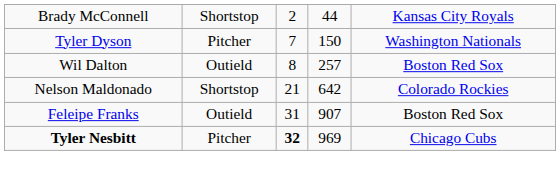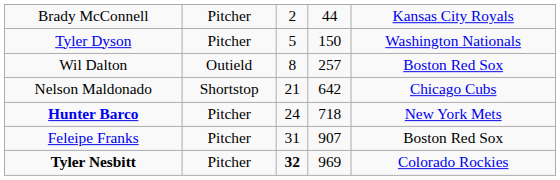(229, 16) Shortstop -> (229, 16) Pitcher
(292, 41) 7 -> (292, 41) 5
(453, 89) Colorado Rockies -> (453, 89) Chicago Cubs
+ row: (93, 114)
(229, 114) Outield -> (229, 138) Pitcher
(453, 138) Chicago Cubs -> (453, 162) Colorado Rockies
